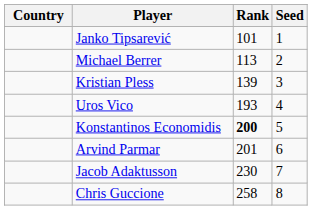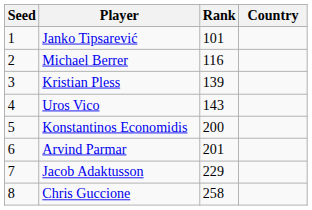columns swapped: (38, 15) <-> (290, 15)
(247, 60) 113 -> (213, 60) 116
(247, 104) 193 -> (213, 104) 143
(247, 127) bold -> (213, 127) normal
(247, 171) 230 -> (213, 171) 229
